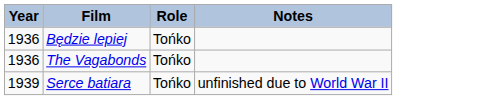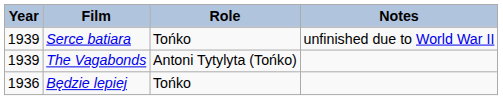rows swapped: (87, 39) <-> (89, 84)
(24, 61) 1936 -> (24, 61) 1939
(172, 61) Tońko -> (225, 61) Antoni Tytylyta (Tońko)
